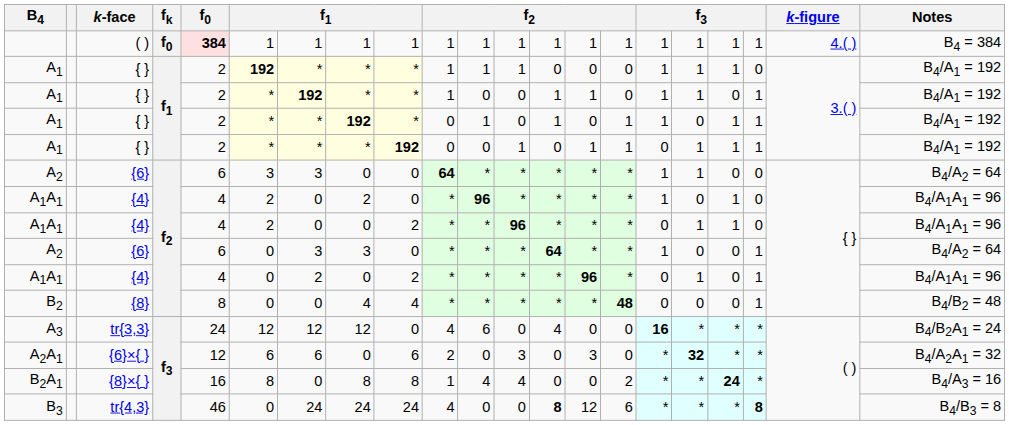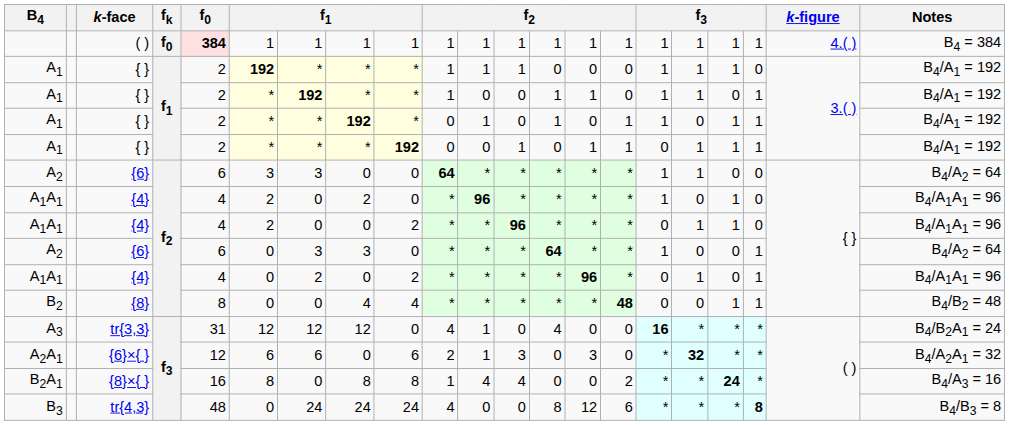(736, 303) 0 -> (736, 303) 1
(218, 329) 24 -> (218, 329) 31
(486, 329) 6 -> (486, 329) 1
(486, 355) 0 -> (486, 355) 1
(218, 407) 46 -> (218, 407) 48
(558, 407) bold -> (558, 407) normal
